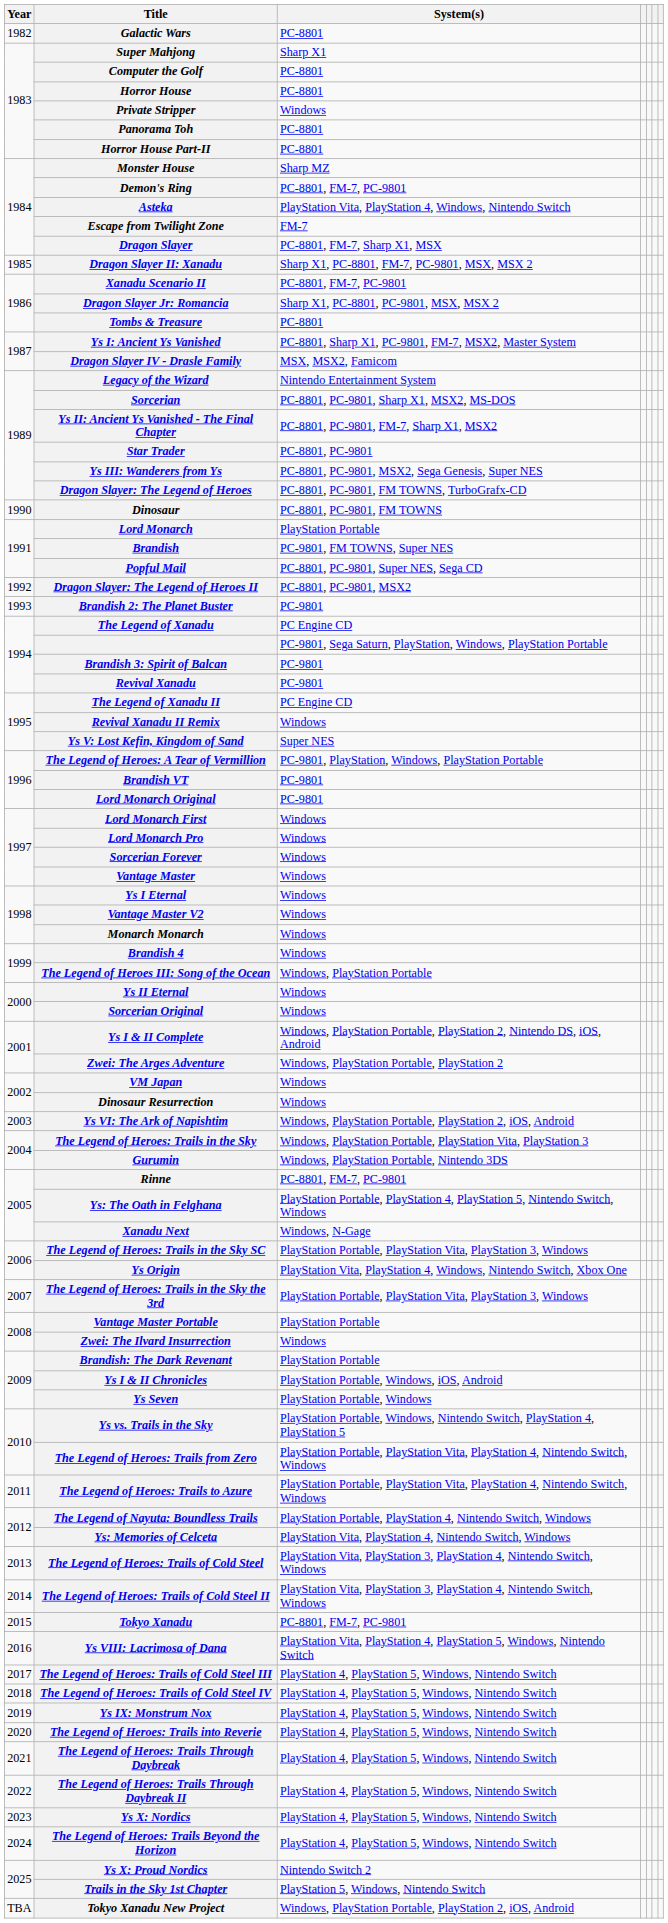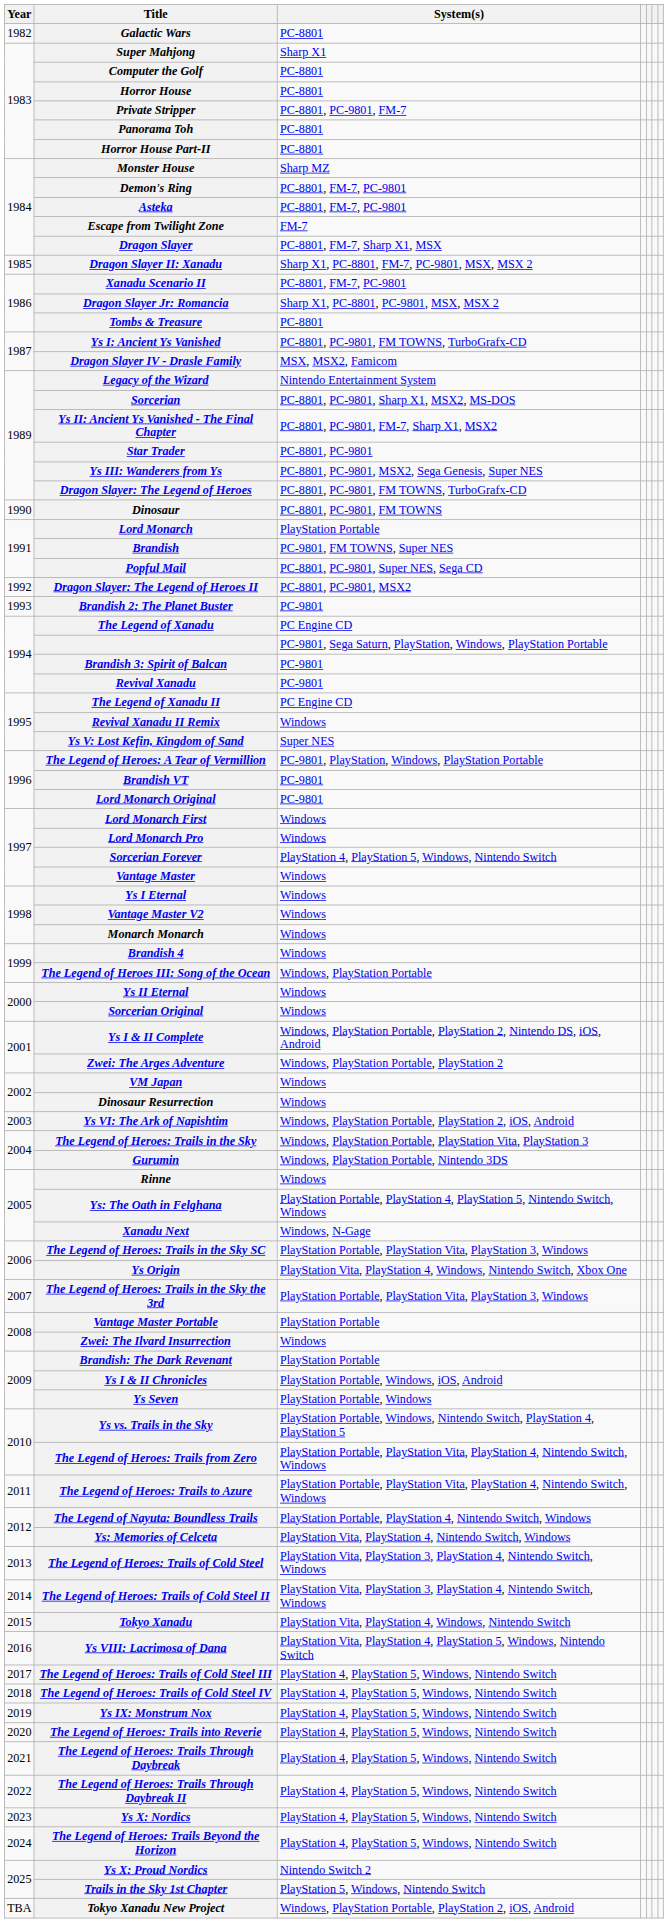(303, 110) Windows -> (343, 110) PC-8801, PC-9801, FM-7
(425, 206) PlayStation Vita, PlayStation 4, Windows, Nintendo Switch -> (343, 206) PC-8801, FM-7, PC-9801
(428, 341) PC-8801, Sharp X1, PC-9801, FM-7, MSX2, Master System -> (403, 341) PC-8801, PC-9801, FM TOWNS, TurboGrafx-CD
(303, 857) Windows -> (418, 857) PlayStation 4, PlayStation 5, Windows, Nintendo Switch
(343, 1179) PC-8801, FM-7, PC-9801 -> (303, 1179) Windows
(343, 1622) PC-8801, FM-7, PC-9801 -> (425, 1622) PlayStation Vita, PlayStation 4, Windows, Nintendo Switch
